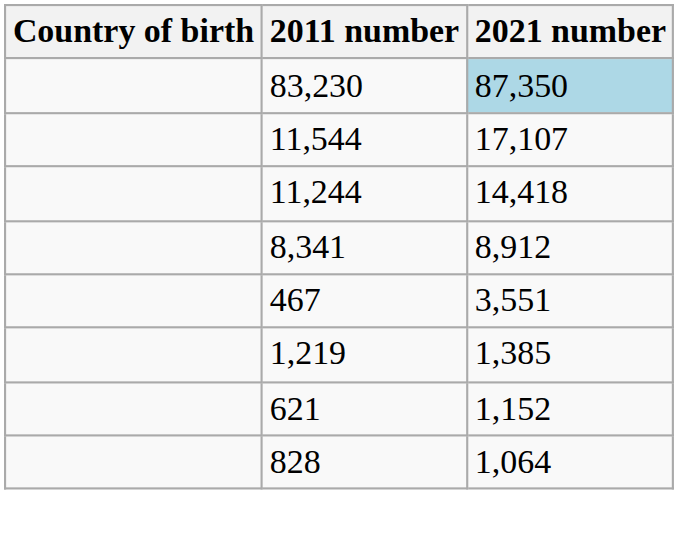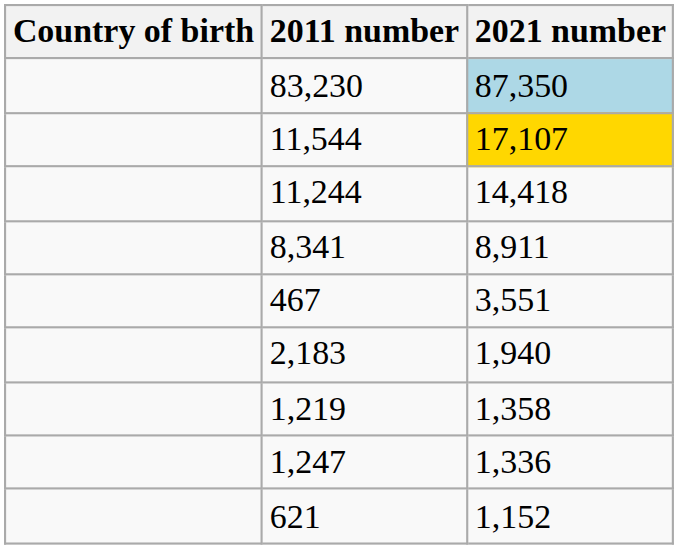(521, 138) no background -> (521, 138) gold background
(513, 246) 8,912 -> (512, 246) 8,911
+ row: (308, 354)
(513, 354) 1,385 -> (513, 407) 1,358
+ row: (308, 461)
- row: (295, 461)
